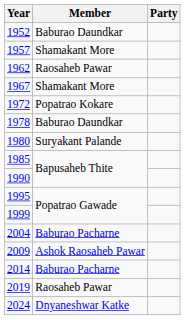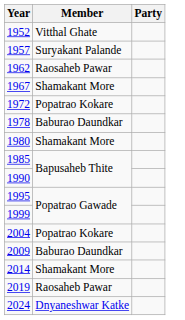(79, 31) Baburao Daundkar -> (66, 31) Vitthal Ghate
(75, 50) Shamakant More -> (78, 50) Suryakant Palande
(78, 141) Suryakant Palande -> (75, 141) Shamakant More
(77, 232) Baburao Pacharne -> (74, 232) Popatrao Kokare
(90, 251) Ashok Raosaheb Pawar -> (79, 251) Baburao Daundkar
(77, 269) Baburao Pacharne -> (75, 269) Shamakant More
